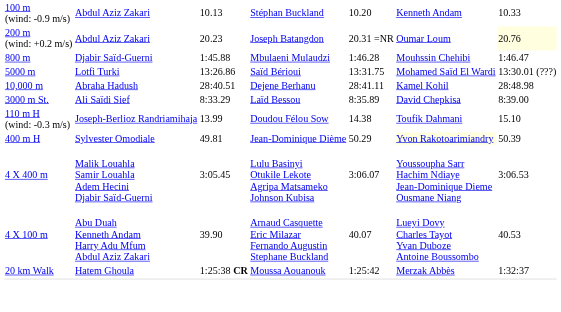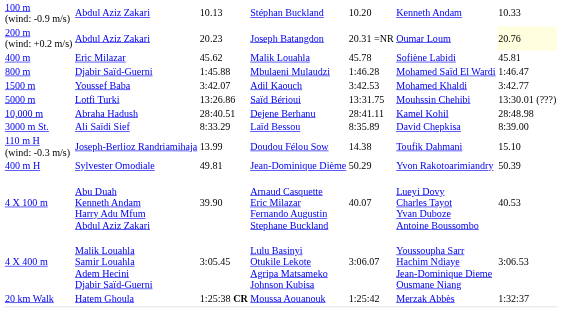+ row: (18, 58)
(433, 58) Mouhssin Chehibi -> (446, 72) Mohamed Saïd El Wardi
+ row: (20, 85)
(446, 72) Mohamed Saïd El Wardi -> (433, 99) Mouhssin Chehibi
(445, 138) lightyellow background -> (445, 166) no background
rows swapped: (26, 234) <-> (26, 175)
